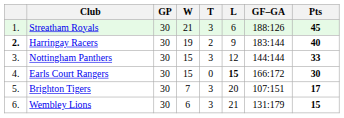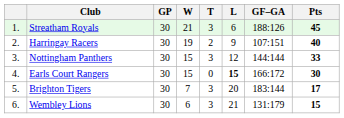(16, 43) bold -> (16, 43) normal
(268, 43) 183:144 -> (268, 43) 107:151
(268, 89) 107:151 -> (268, 89) 183:144
